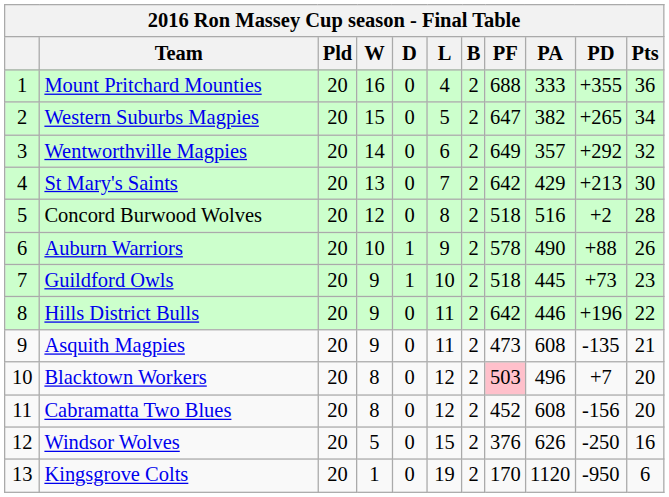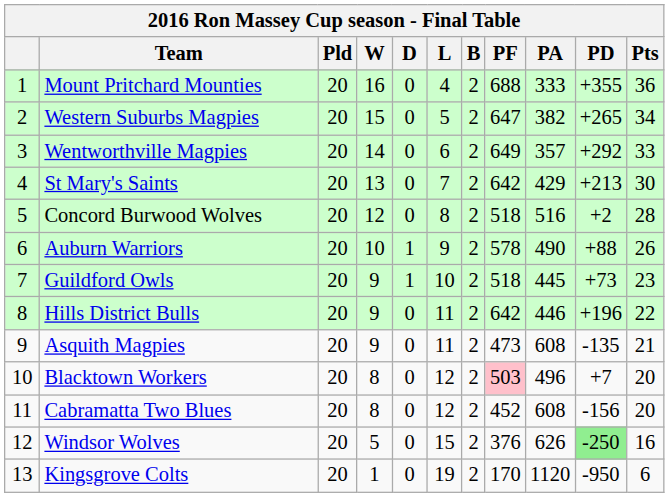(645, 150) 32 -> (645, 150) 33
(601, 442) no background -> (601, 442) lightgreen background
